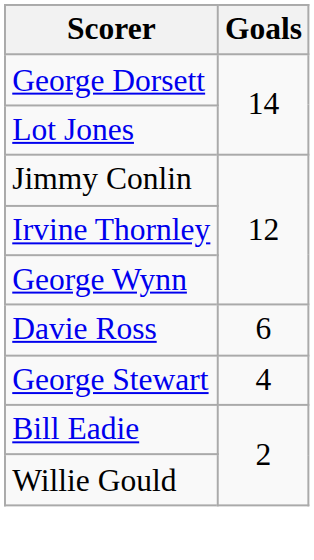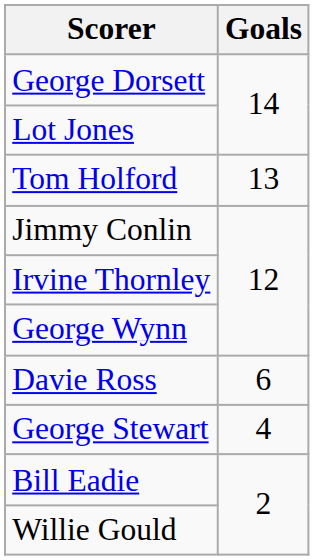+ row: (95, 179)
